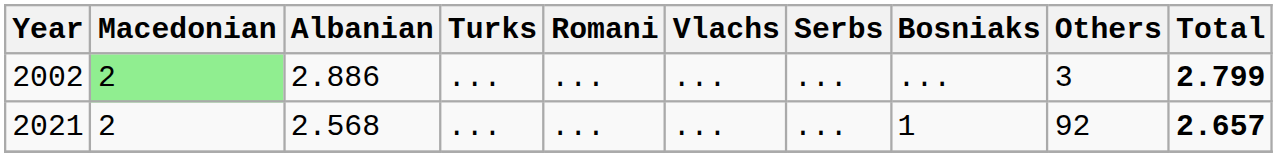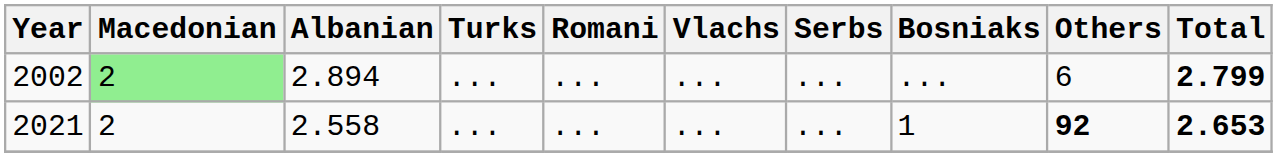(335, 78) 2.886 -> (335, 78) 2.894
(1064, 78) 3 -> (1064, 78) 6
(335, 126) 2.568 -> (335, 126) 2.558
(1073, 126) normal -> (1073, 126) bold
(1221, 126) 2.657 -> (1221, 126) 2.653
